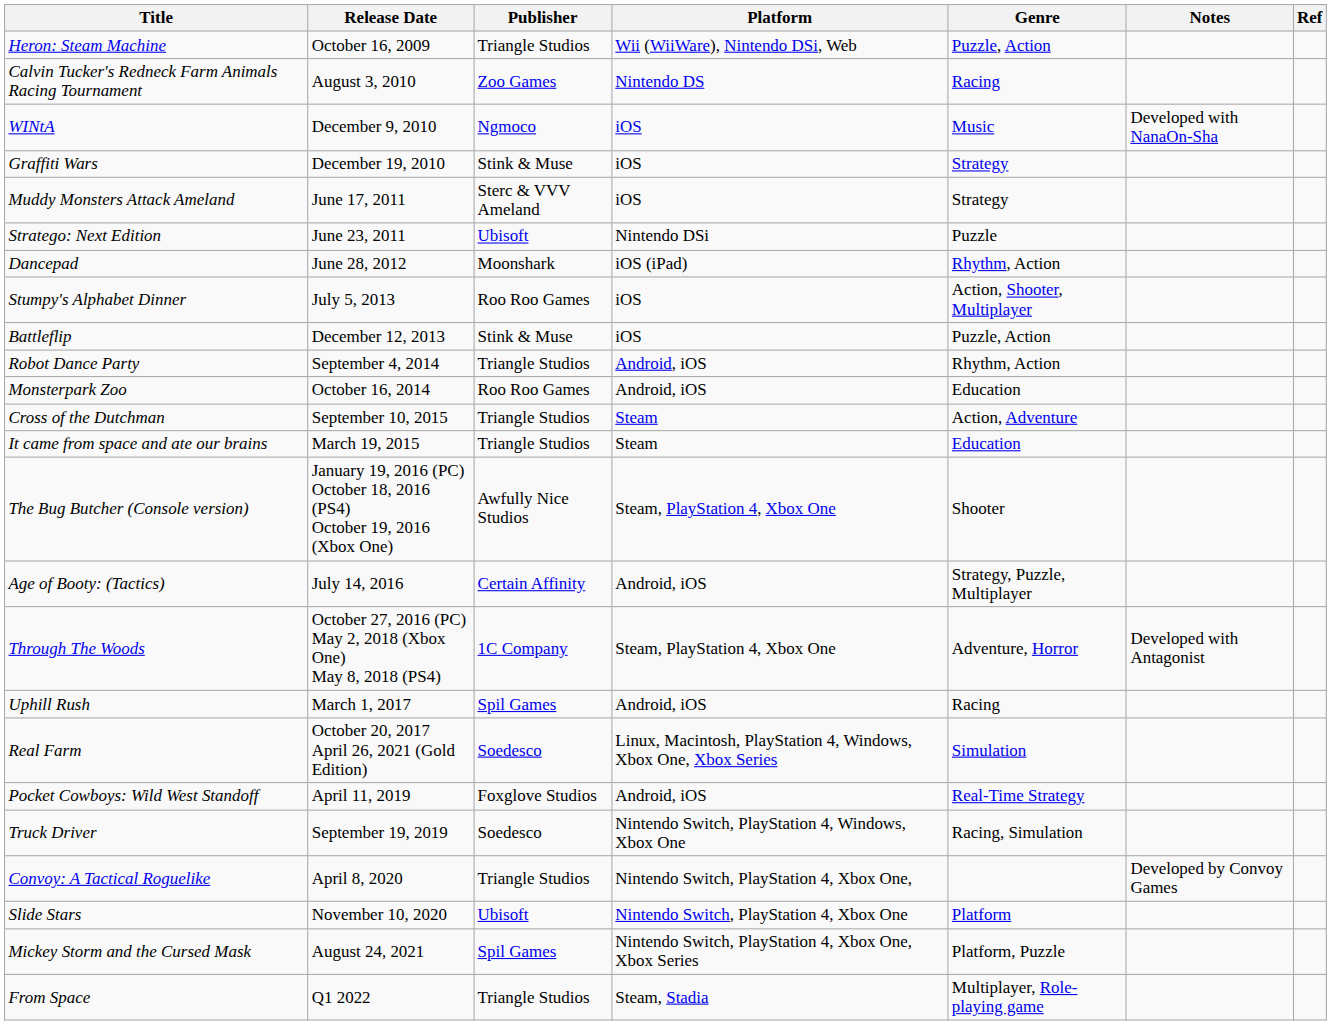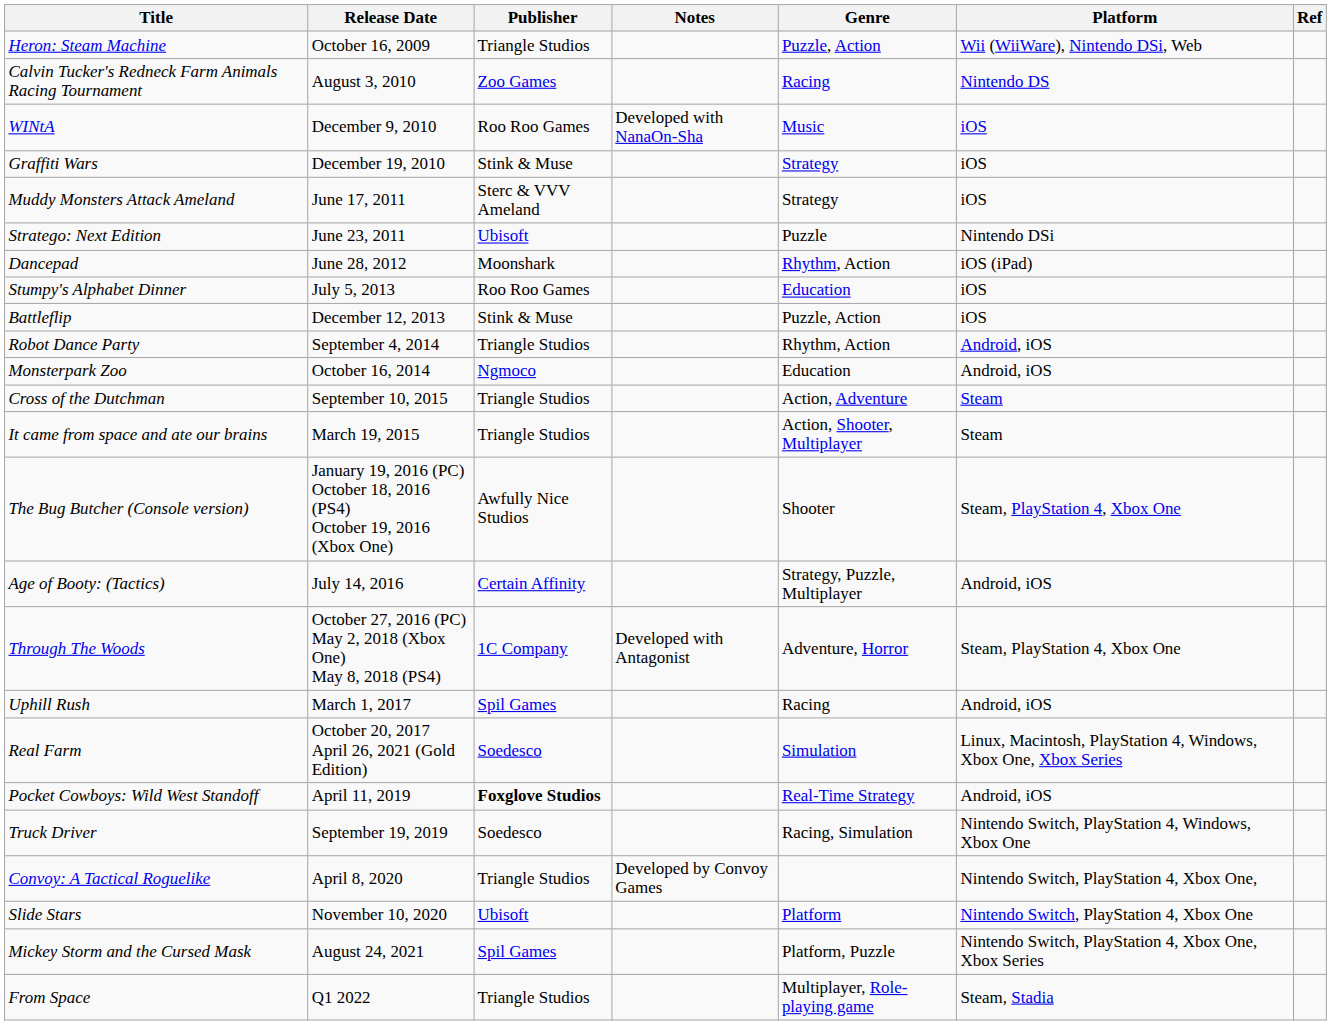columns swapped: (780, 17) <-> (1210, 17)
(507, 127) Ngmoco -> (534, 127) Roo Roo Games
(1007, 299) Action, Shooter, Multiplayer -> (816, 290) Education
(534, 390) Roo Roo Games -> (507, 371) Ngmoco
(986, 443) Education -> (837, 434) Action, Shooter, Multiplayer
(537, 796) normal -> (539, 796) bold
